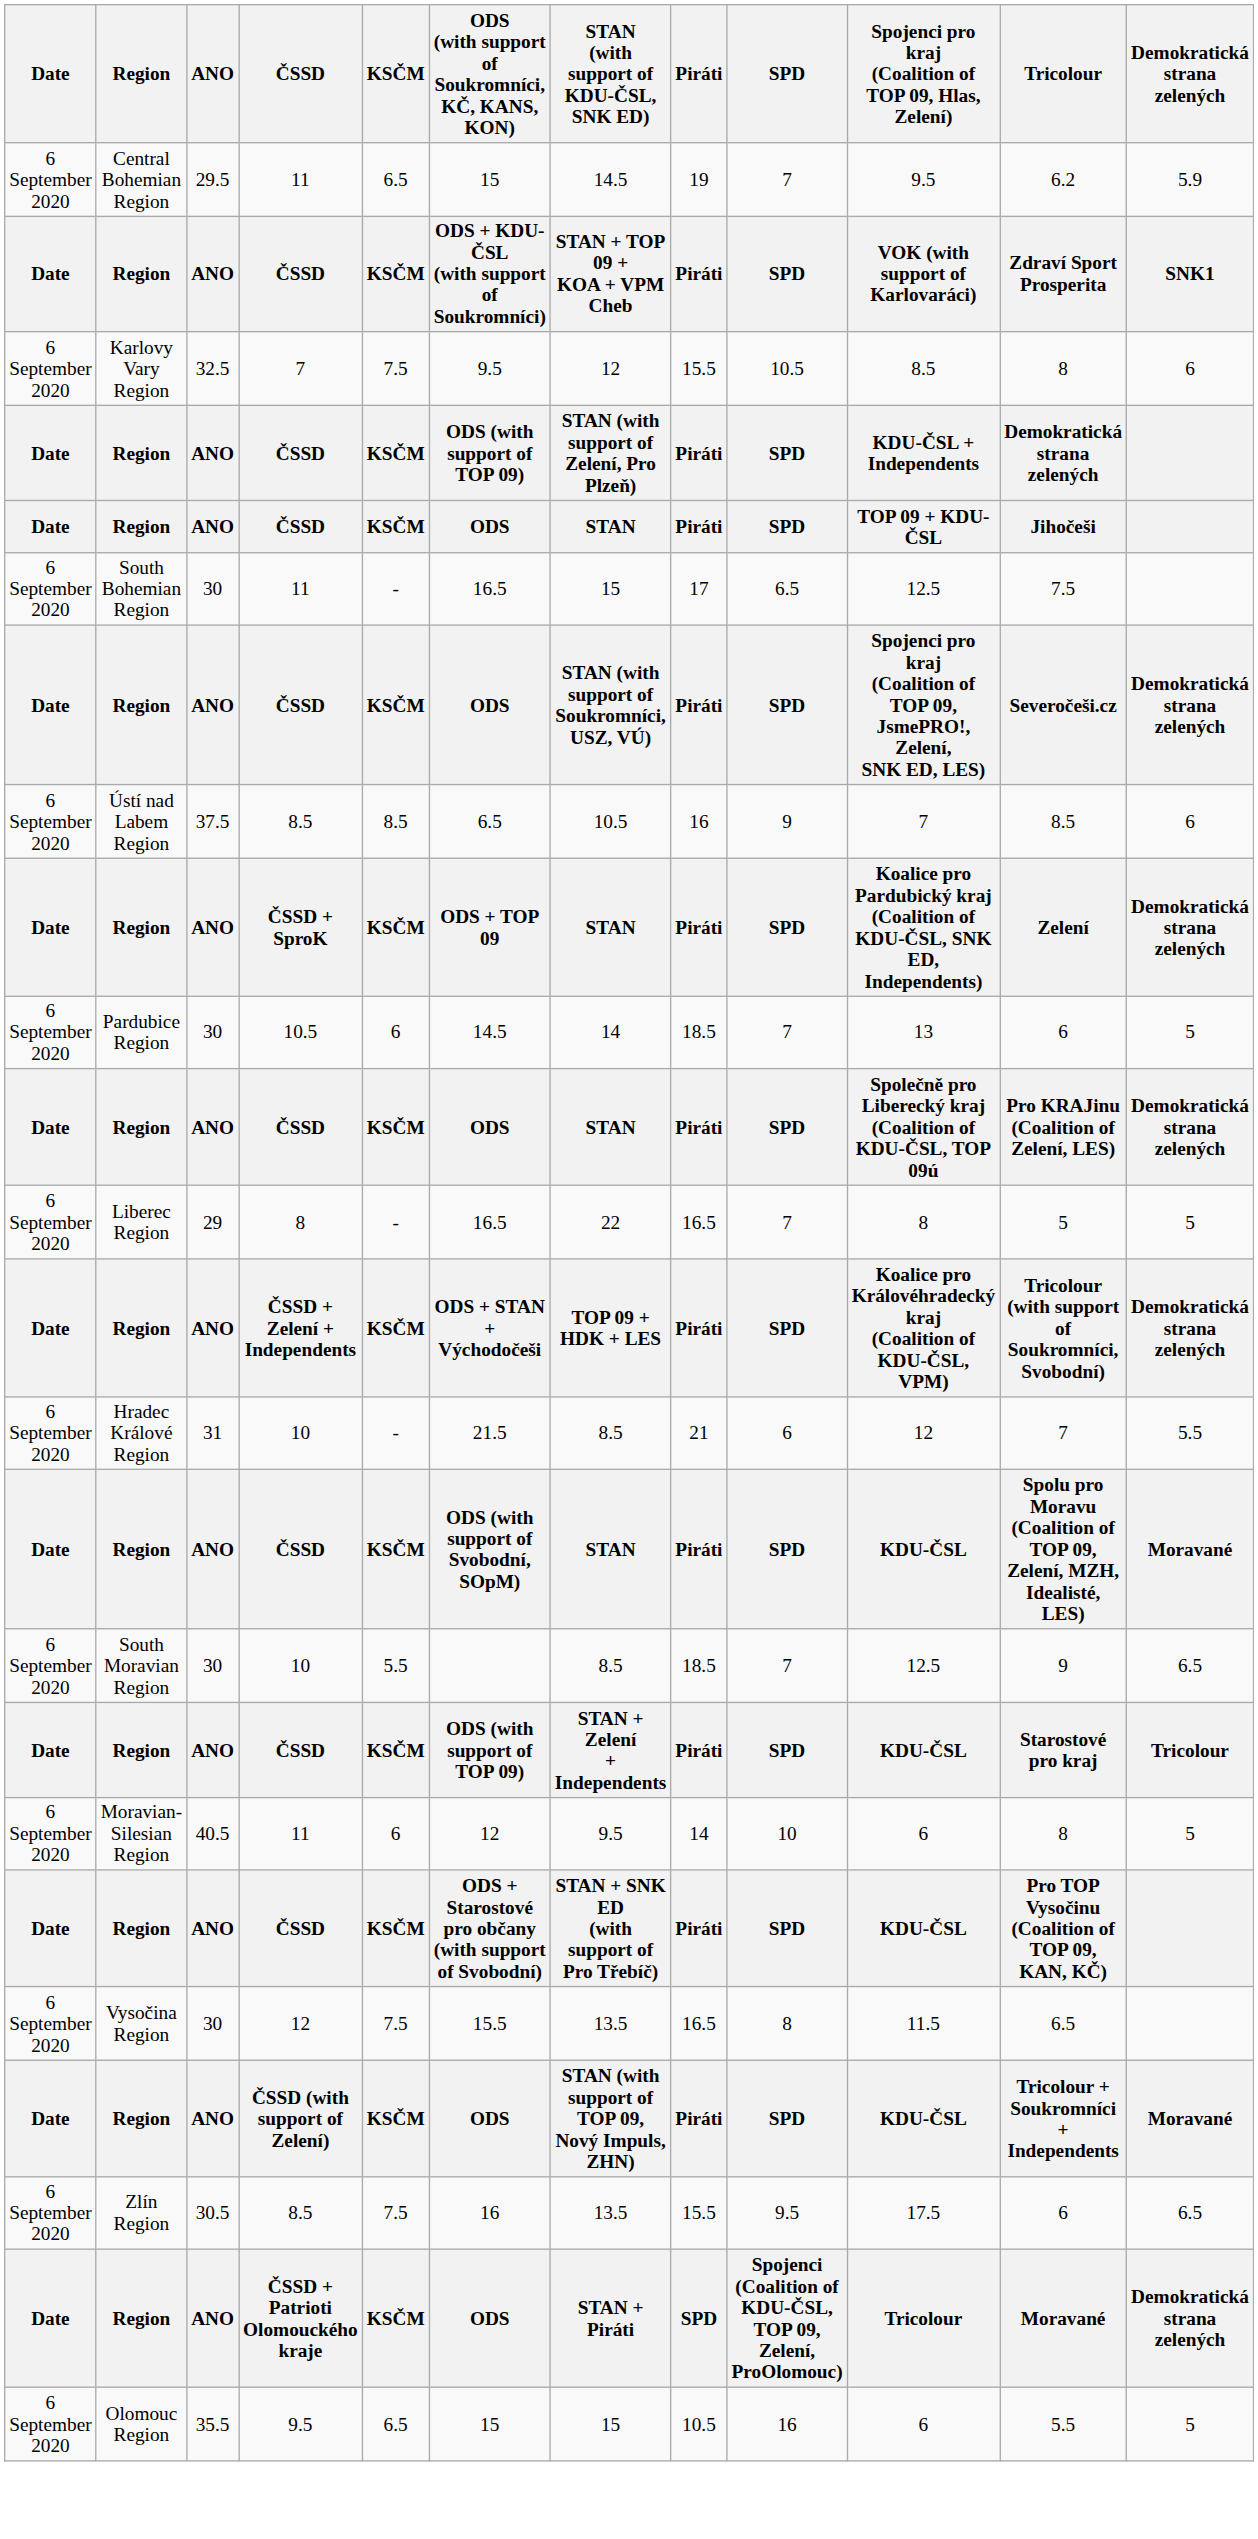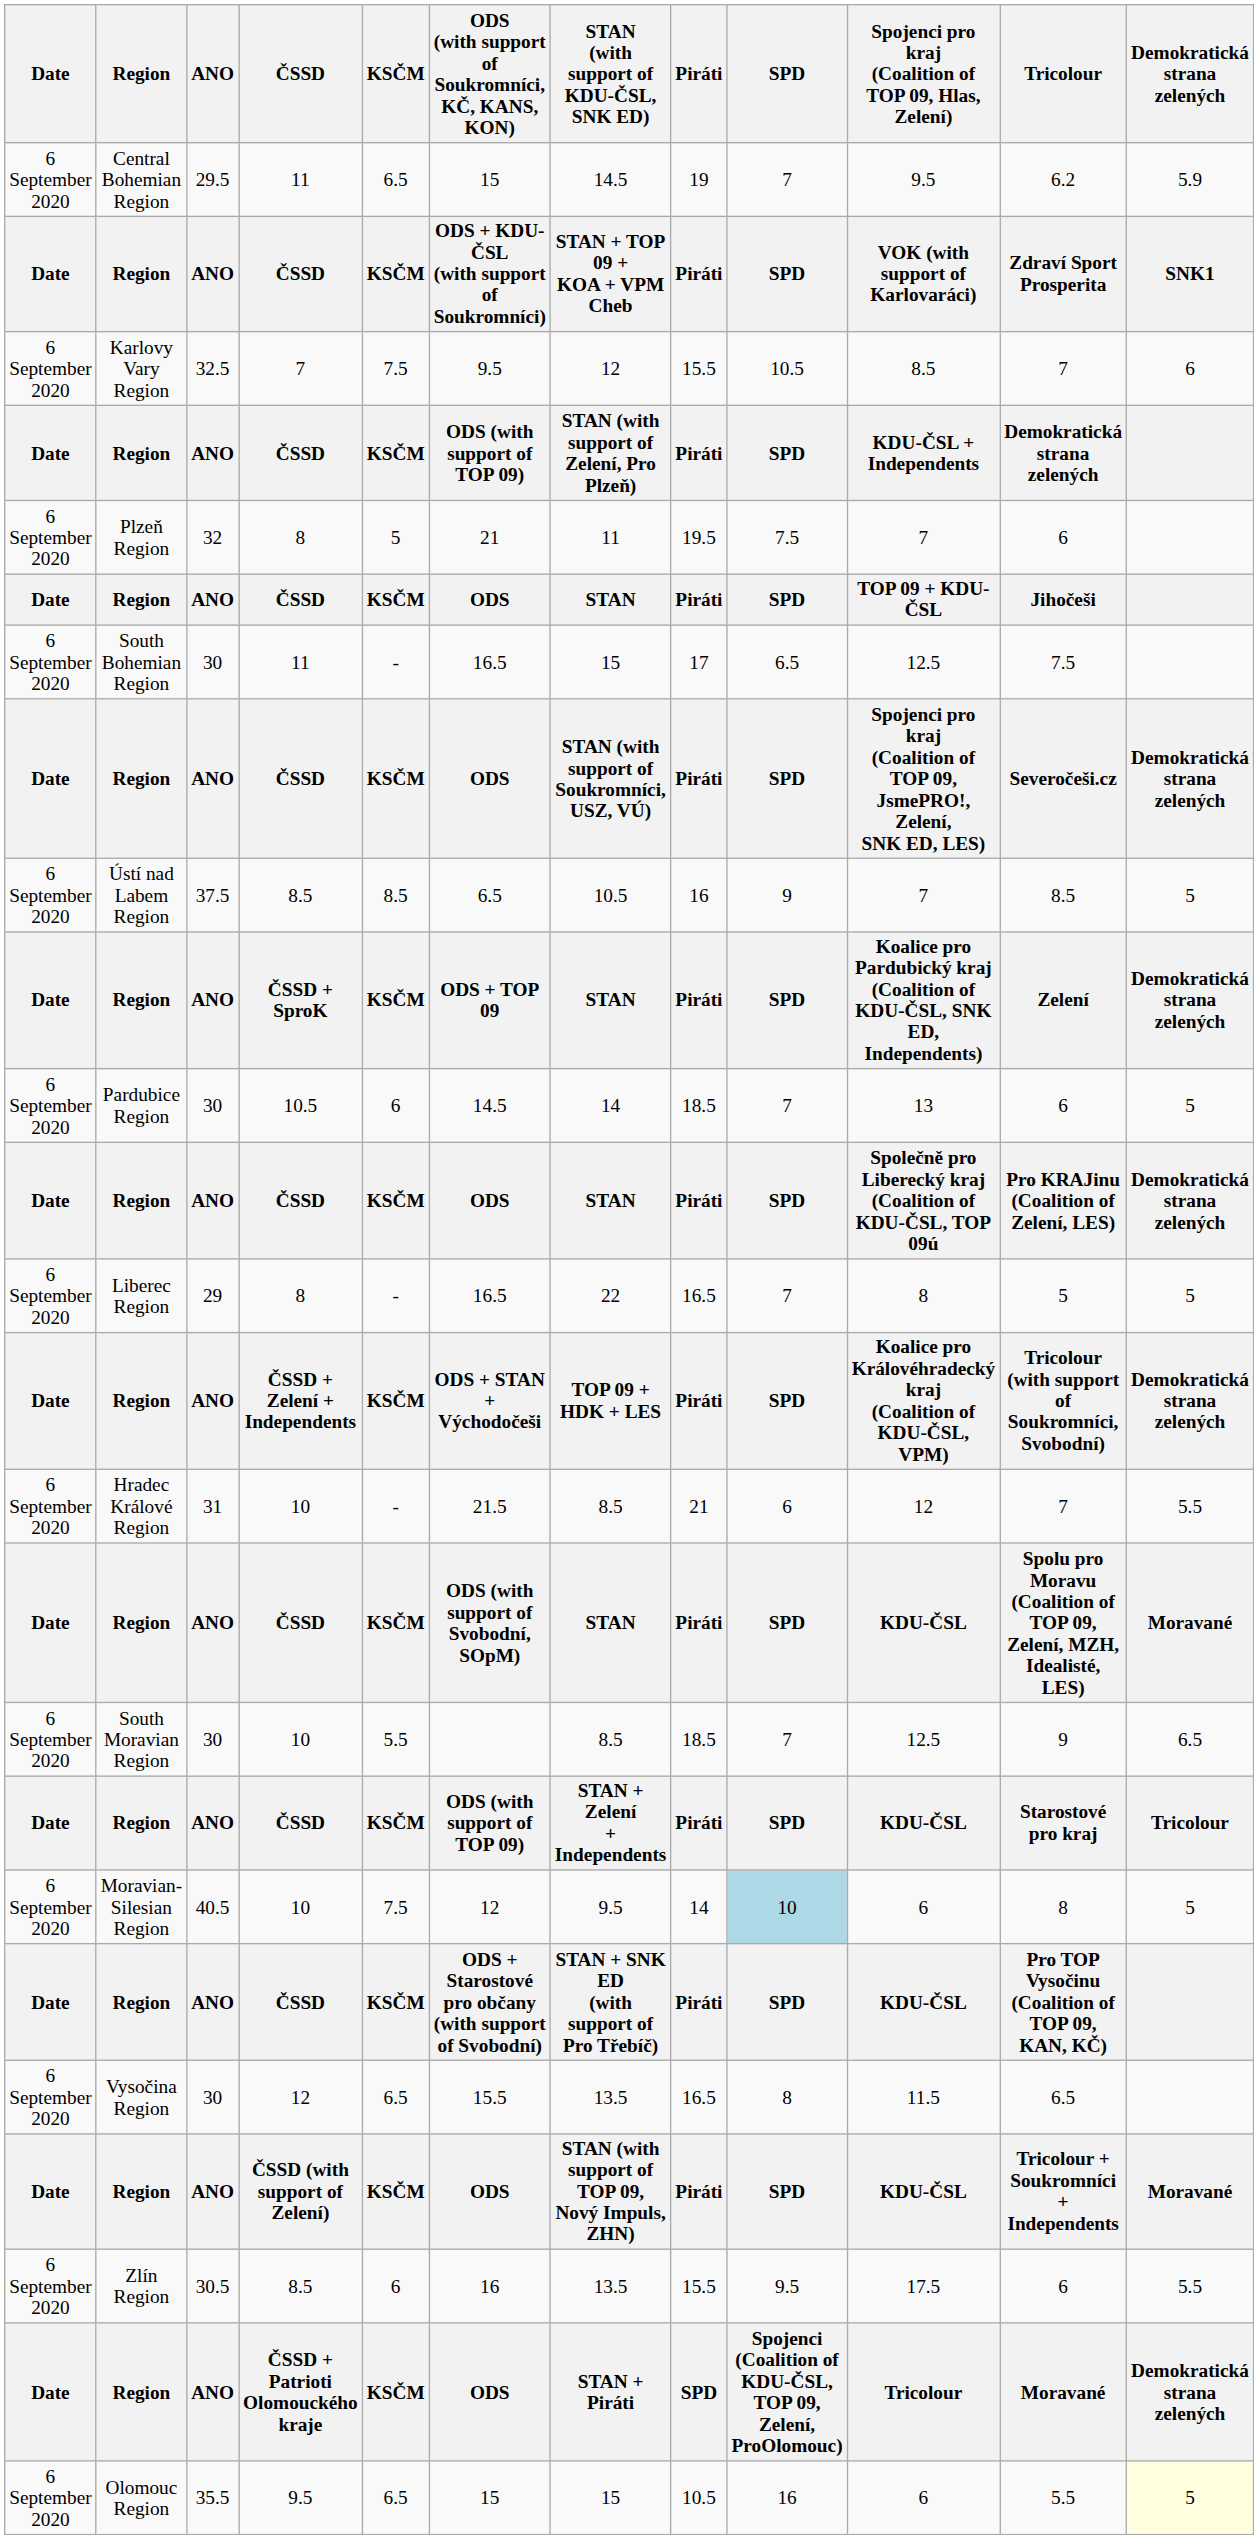(1063, 369) 8 -> (1063, 369) 7
+ row: (141, 537)
(1190, 822) 6 -> (1190, 895) 5
(300, 1834) 11 -> (300, 1907) 10
(396, 1834) 6 -> (396, 1907) 7.5
(787, 1834) no background -> (787, 1907) lightblue background
(396, 2024) 7.5 -> (396, 2097) 6.5
(396, 2213) 7.5 -> (396, 2287) 6
(1190, 2213) 6.5 -> (1190, 2287) 5.5
(1190, 2424) no background -> (1190, 2498) lightyellow background
